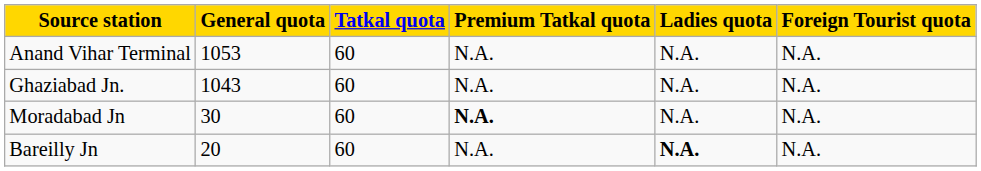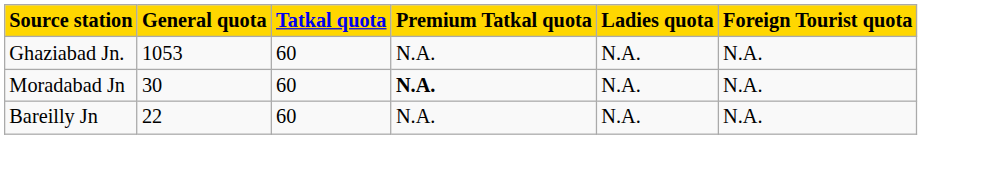- row: (100, 52)
(221, 85) 1043 -> (162, 52) 1053
(211, 149) 20 -> (152, 117) 22
(680, 149) bold -> (621, 117) normal
